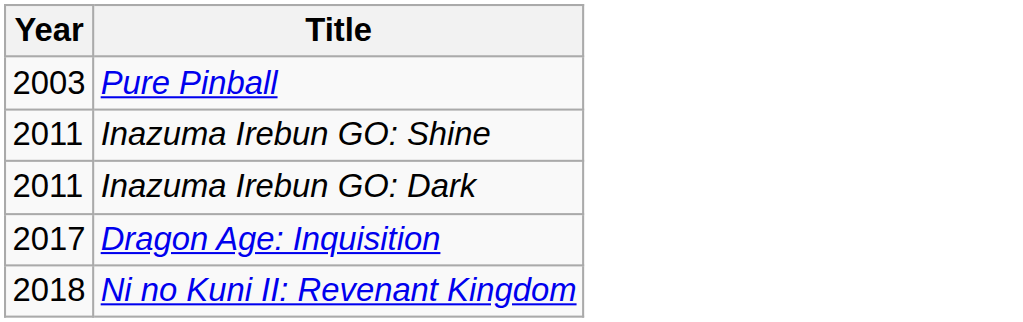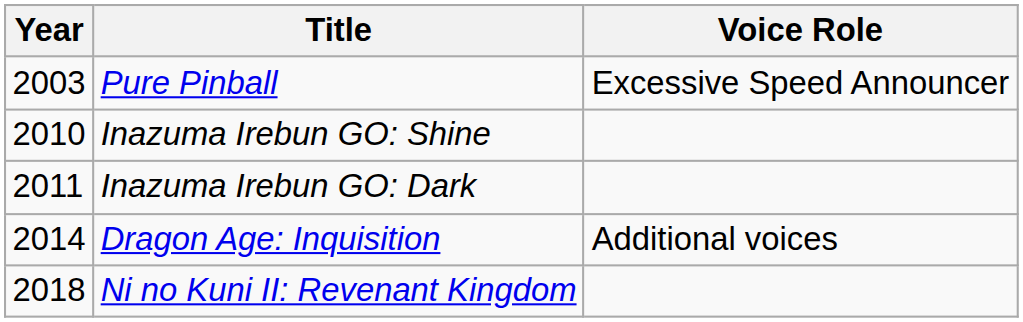+ column: (800, 30)
(48, 134) 2011 -> (49, 134) 2010
(49, 238) 2017 -> (49, 238) 2014
